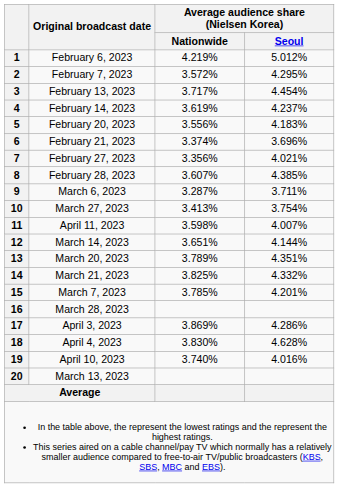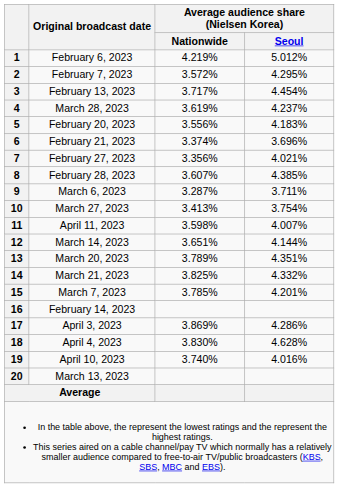(92, 108) February 14, 2023 -> (92, 108) March 28, 2023
(92, 309) March 28, 2023 -> (92, 309) February 14, 2023
